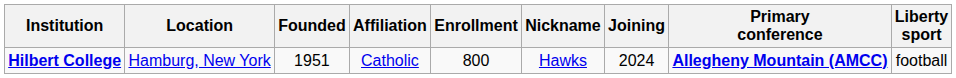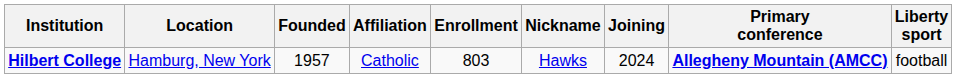(312, 60) 1951 -> (312, 60) 1957
(476, 60) 800 -> (476, 60) 803
